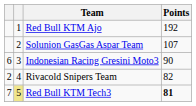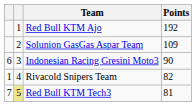(171, 44) 107 -> (171, 44) 109
(9, 76) 2 -> (9, 76) 1
(168, 92) bold -> (168, 92) normal
